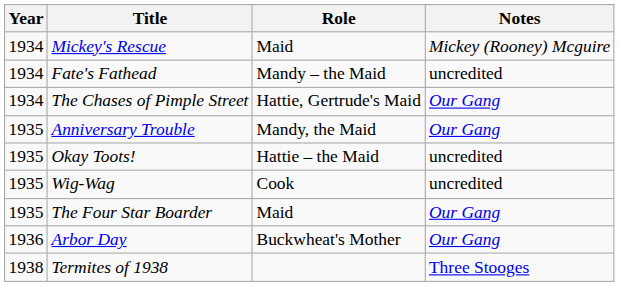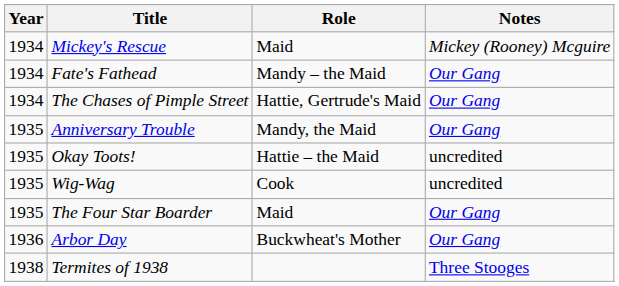(466, 73) uncredited -> (465, 73) Our Gang
